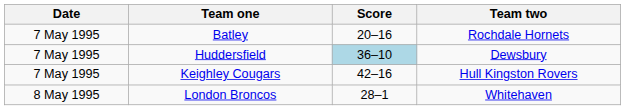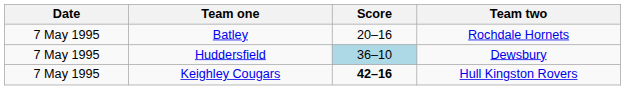(374, 74) normal -> (374, 74) bold
- row: (230, 94)
